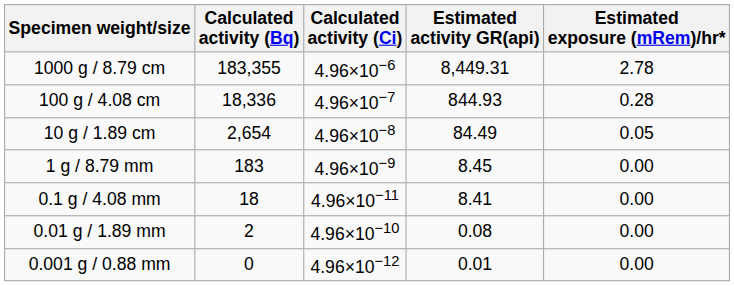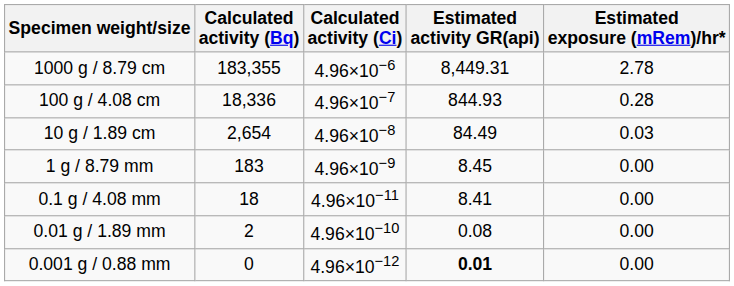(637, 133) 0.05 -> (637, 133) 0.03
(475, 264) normal -> (475, 264) bold
